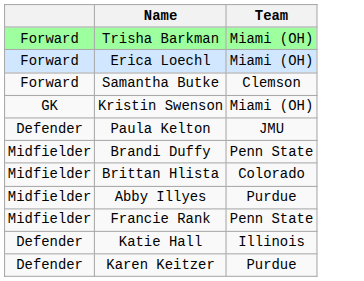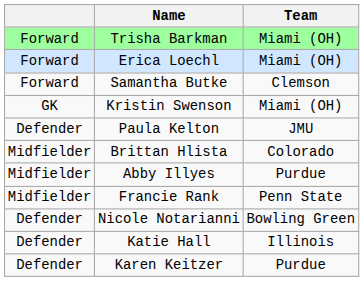- row: (161, 152)
+ row: (169, 220)
